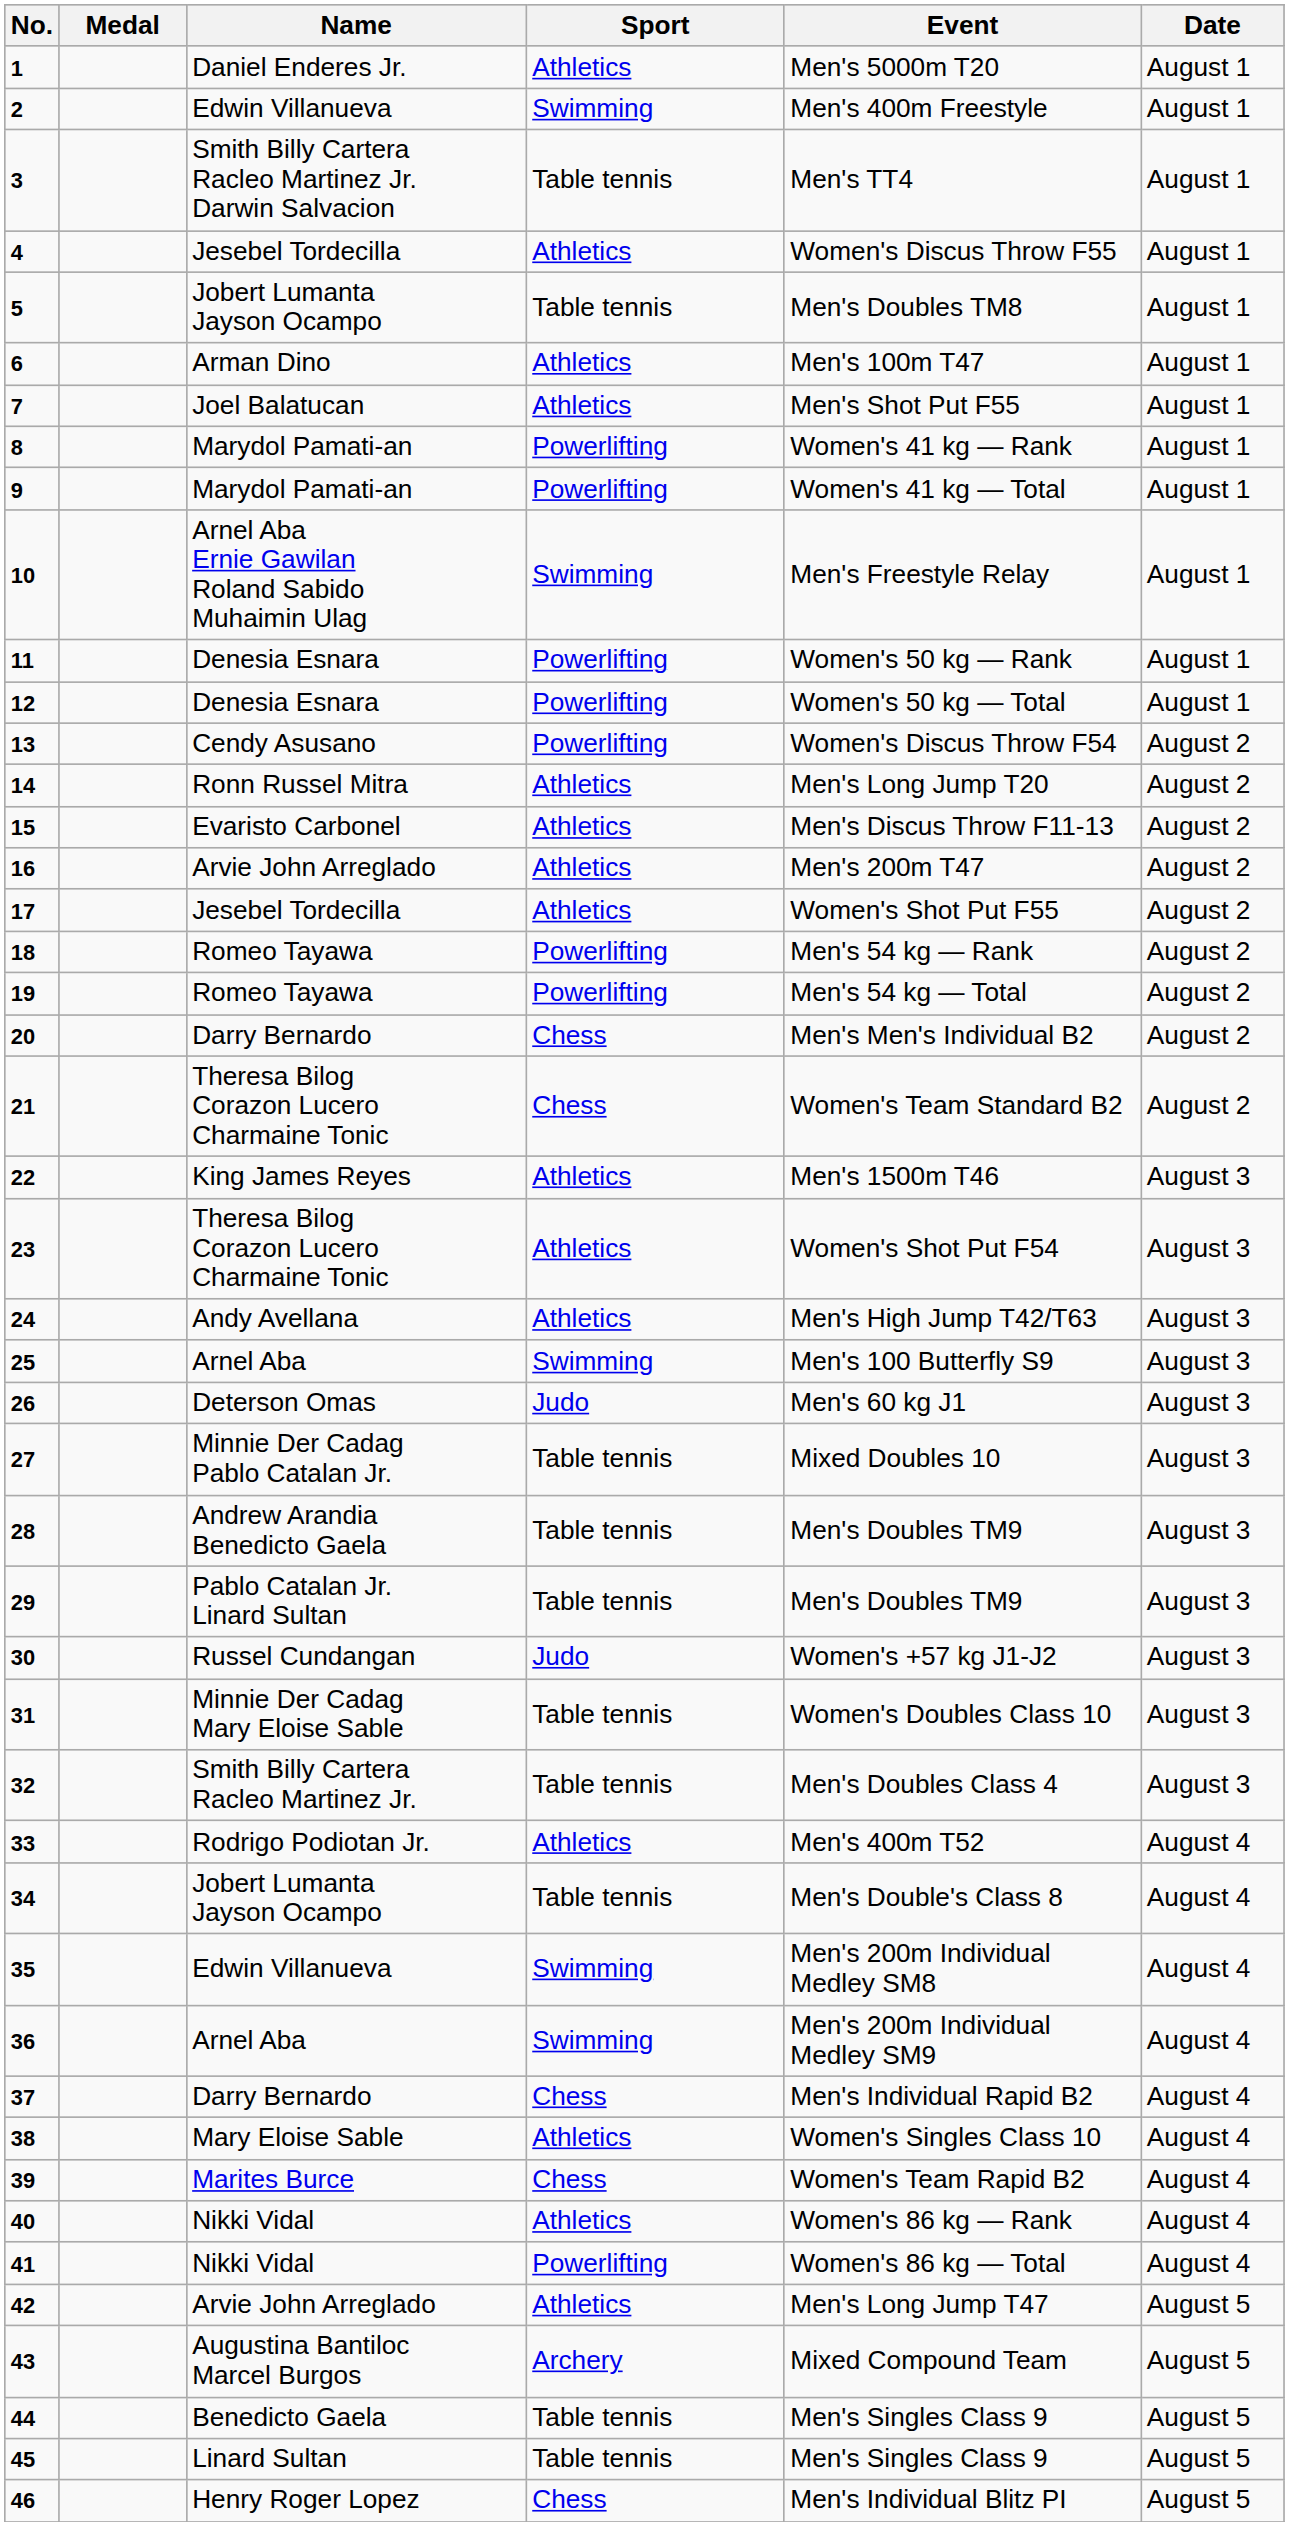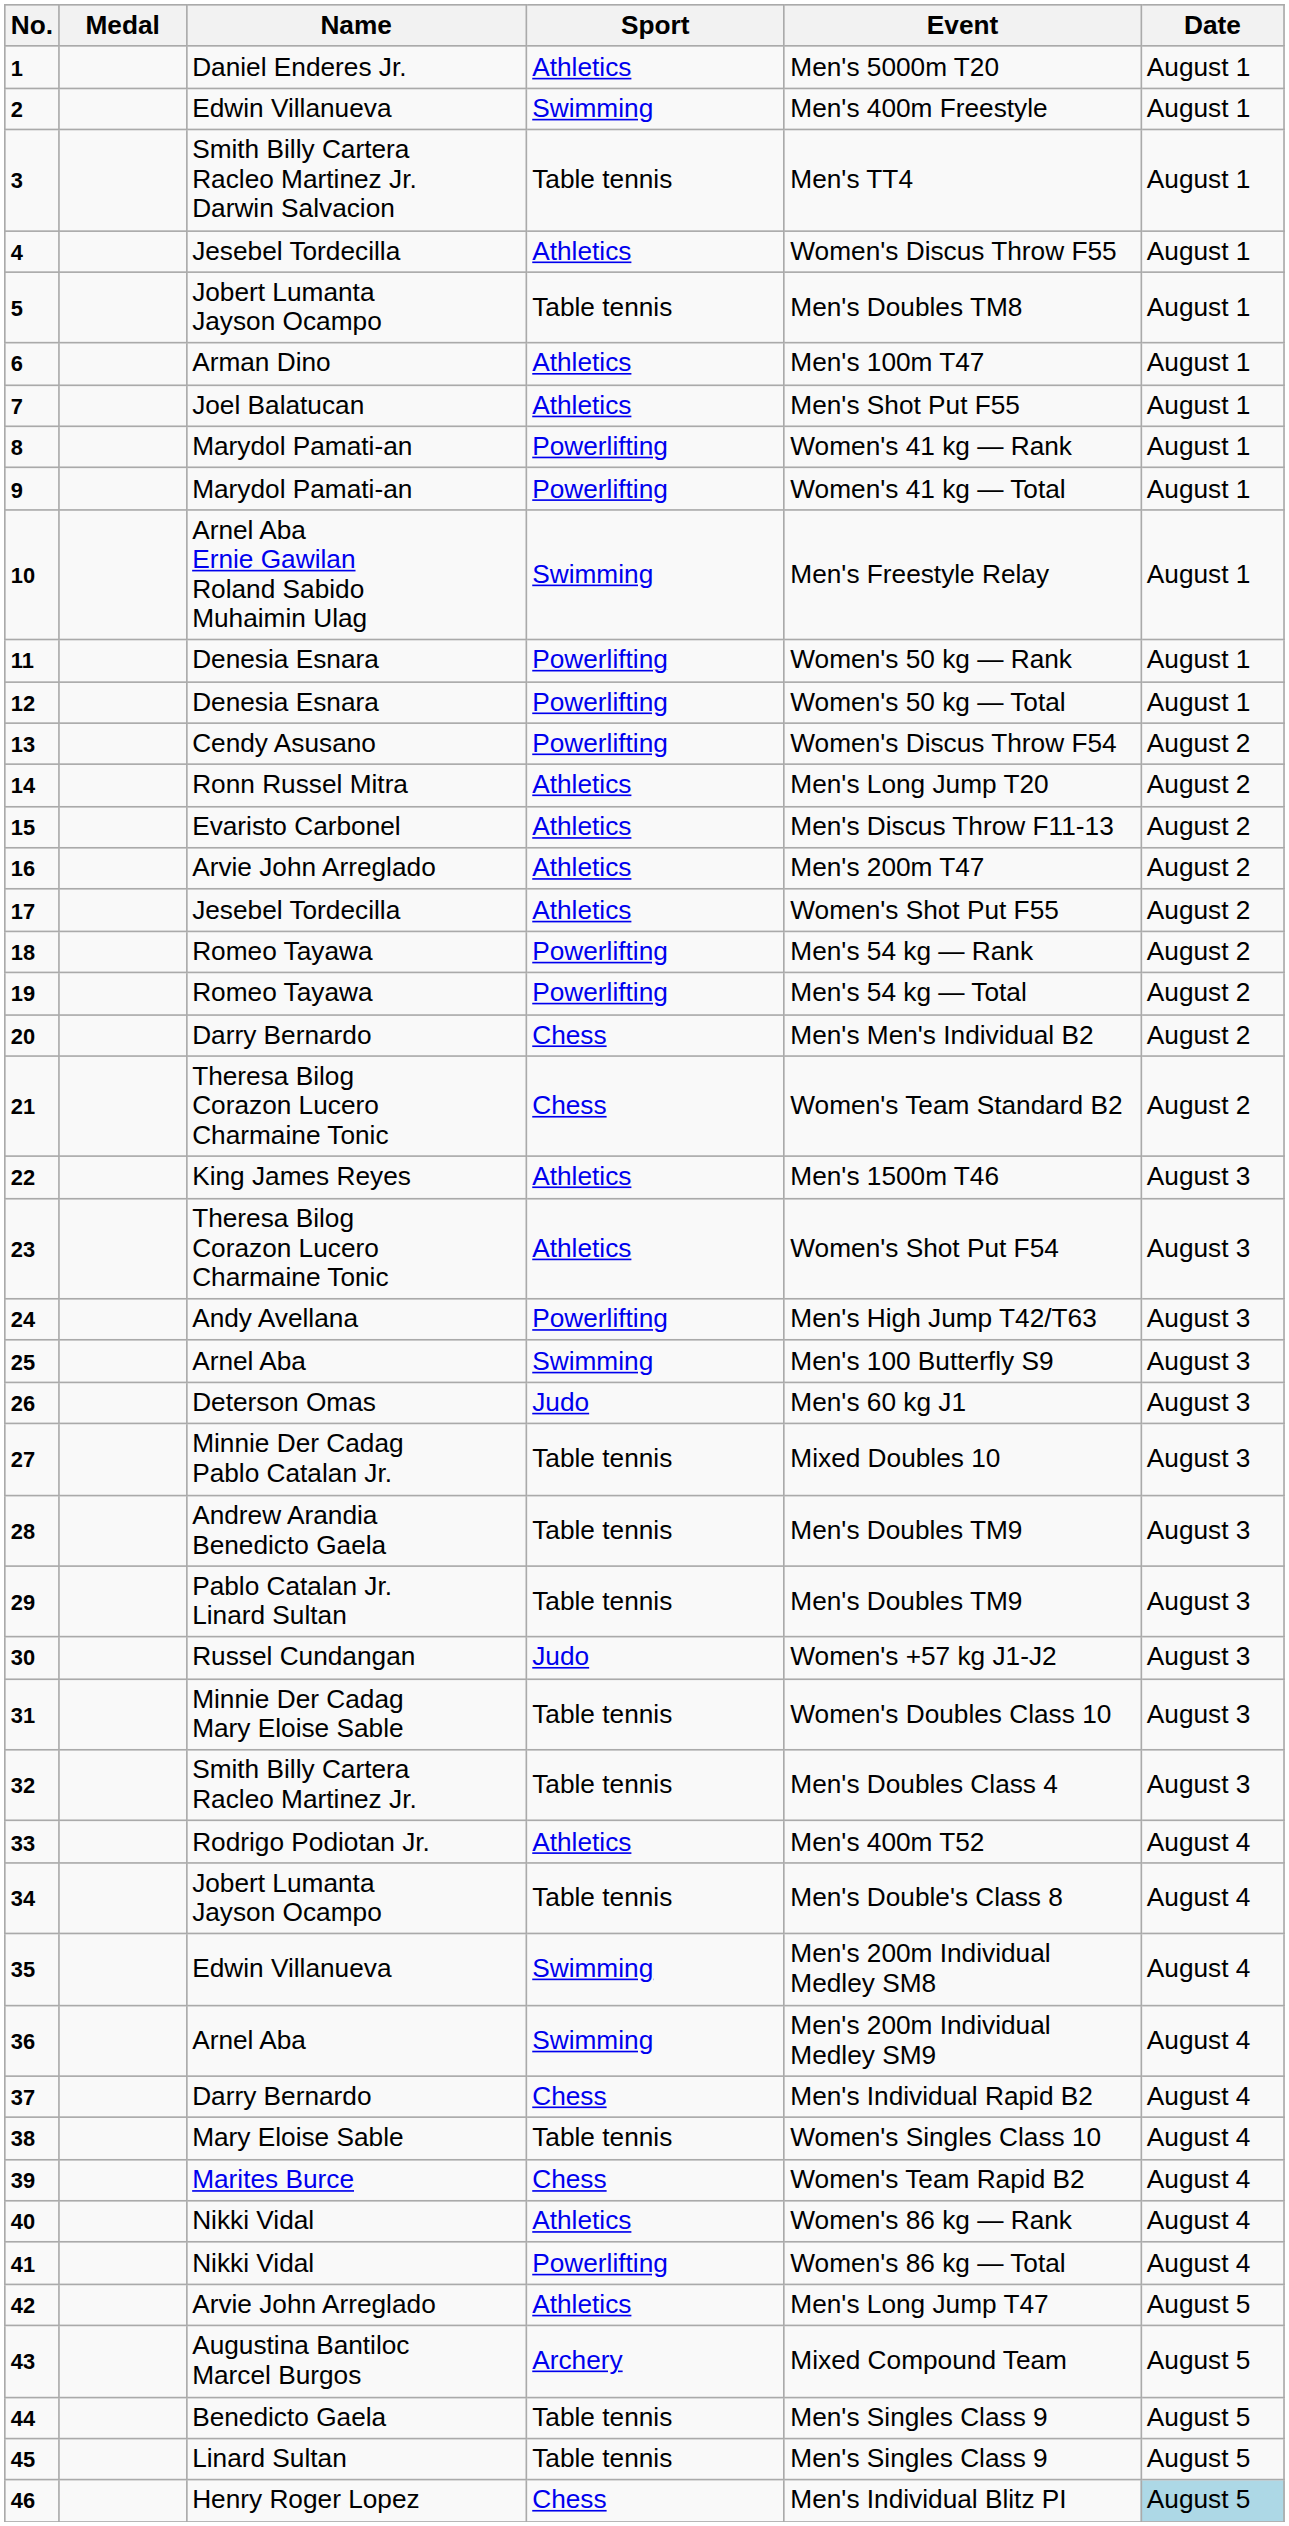(582, 1319) Athletics -> (600, 1319) Powerlifting
(582, 2138) Athletics -> (602, 2138) Table tennis
(1199, 2500) no background -> (1199, 2500) lightblue background
